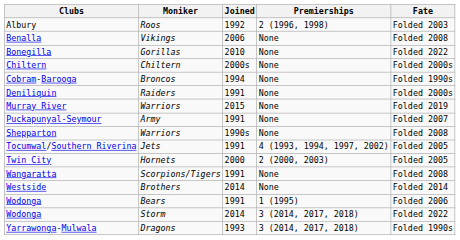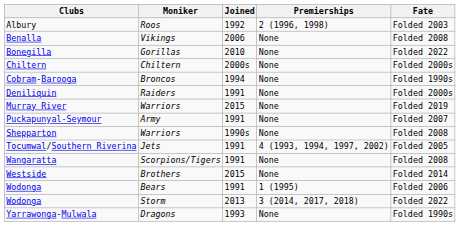- row: (29, 160)
(235, 187) 2014 -> (235, 174) 2015
(235, 214) 2014 -> (235, 201) 2013
(309, 228) 3 (2014, 2017, 2018) -> (269, 214) None
